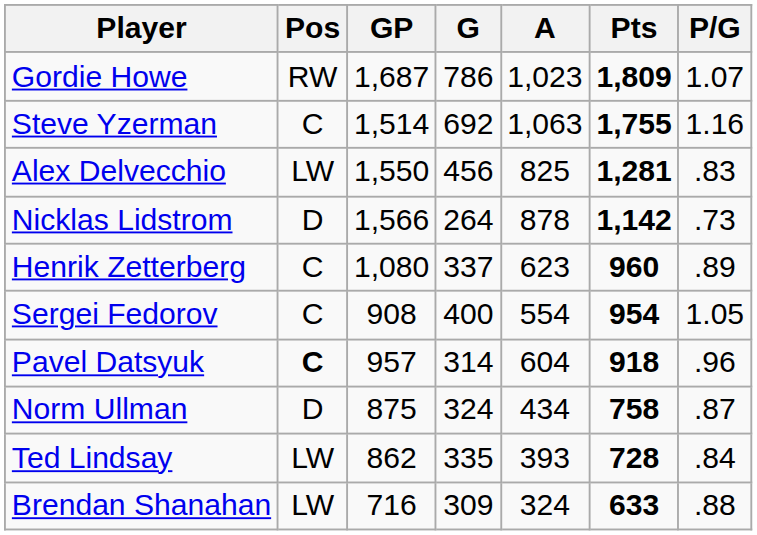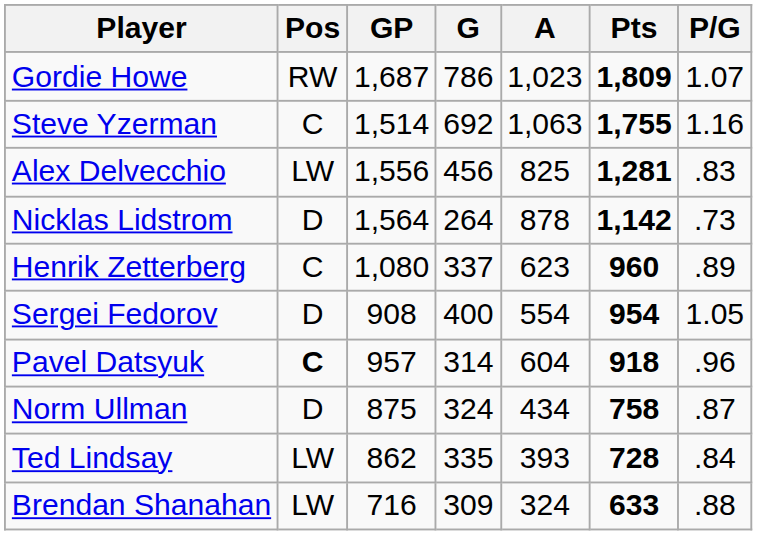(392, 171) 1,550 -> (392, 171) 1,556
(392, 219) 1,566 -> (392, 219) 1,564
(313, 314) C -> (313, 314) D
